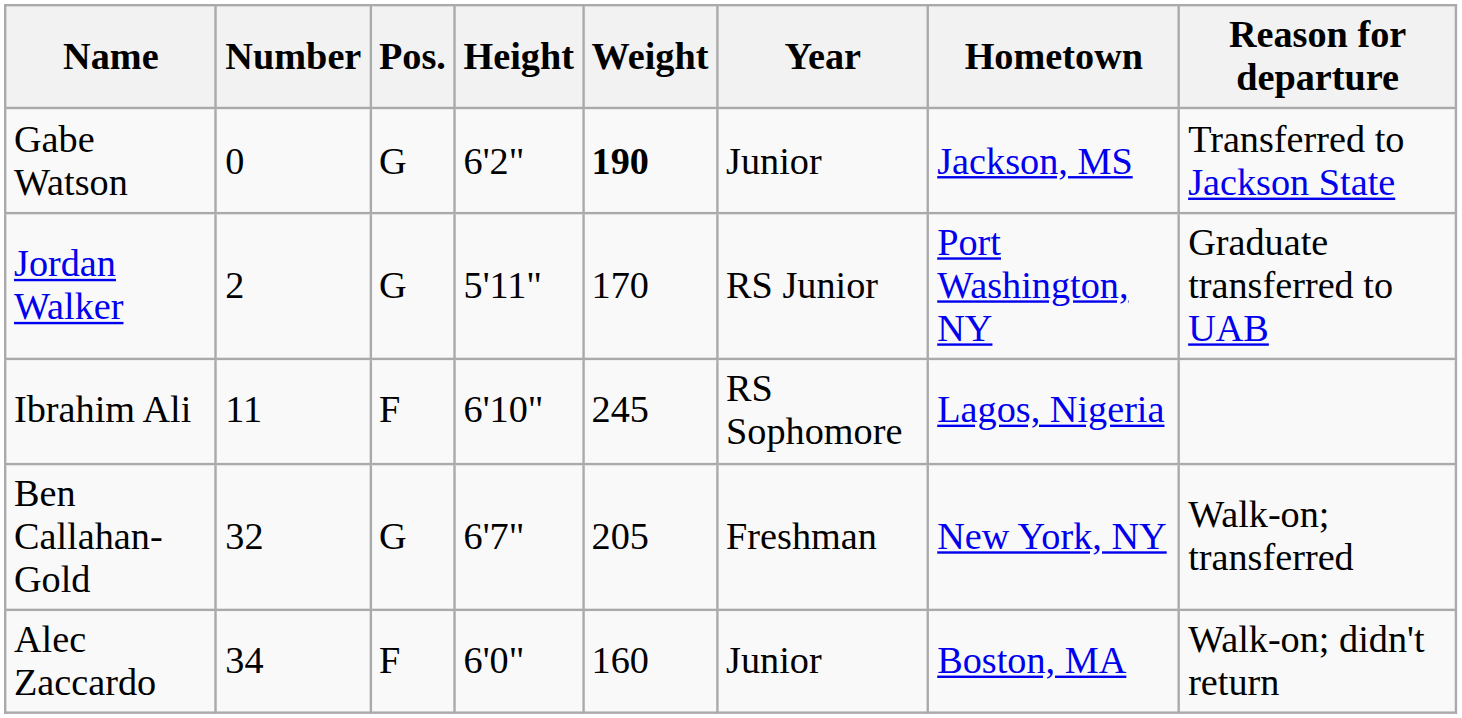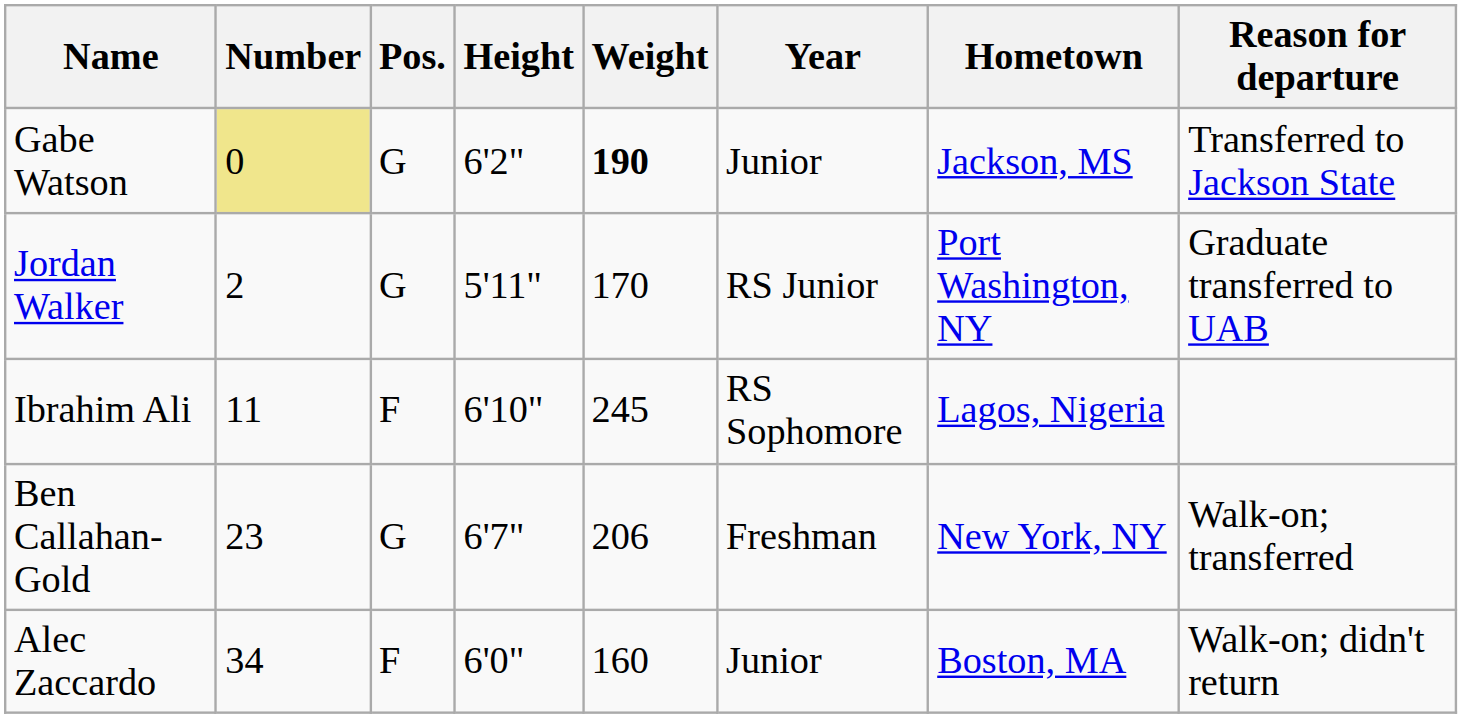(235, 159) no background -> (235, 159) khaki background
(244, 535) 32 -> (244, 535) 23
(620, 535) 205 -> (620, 535) 206
